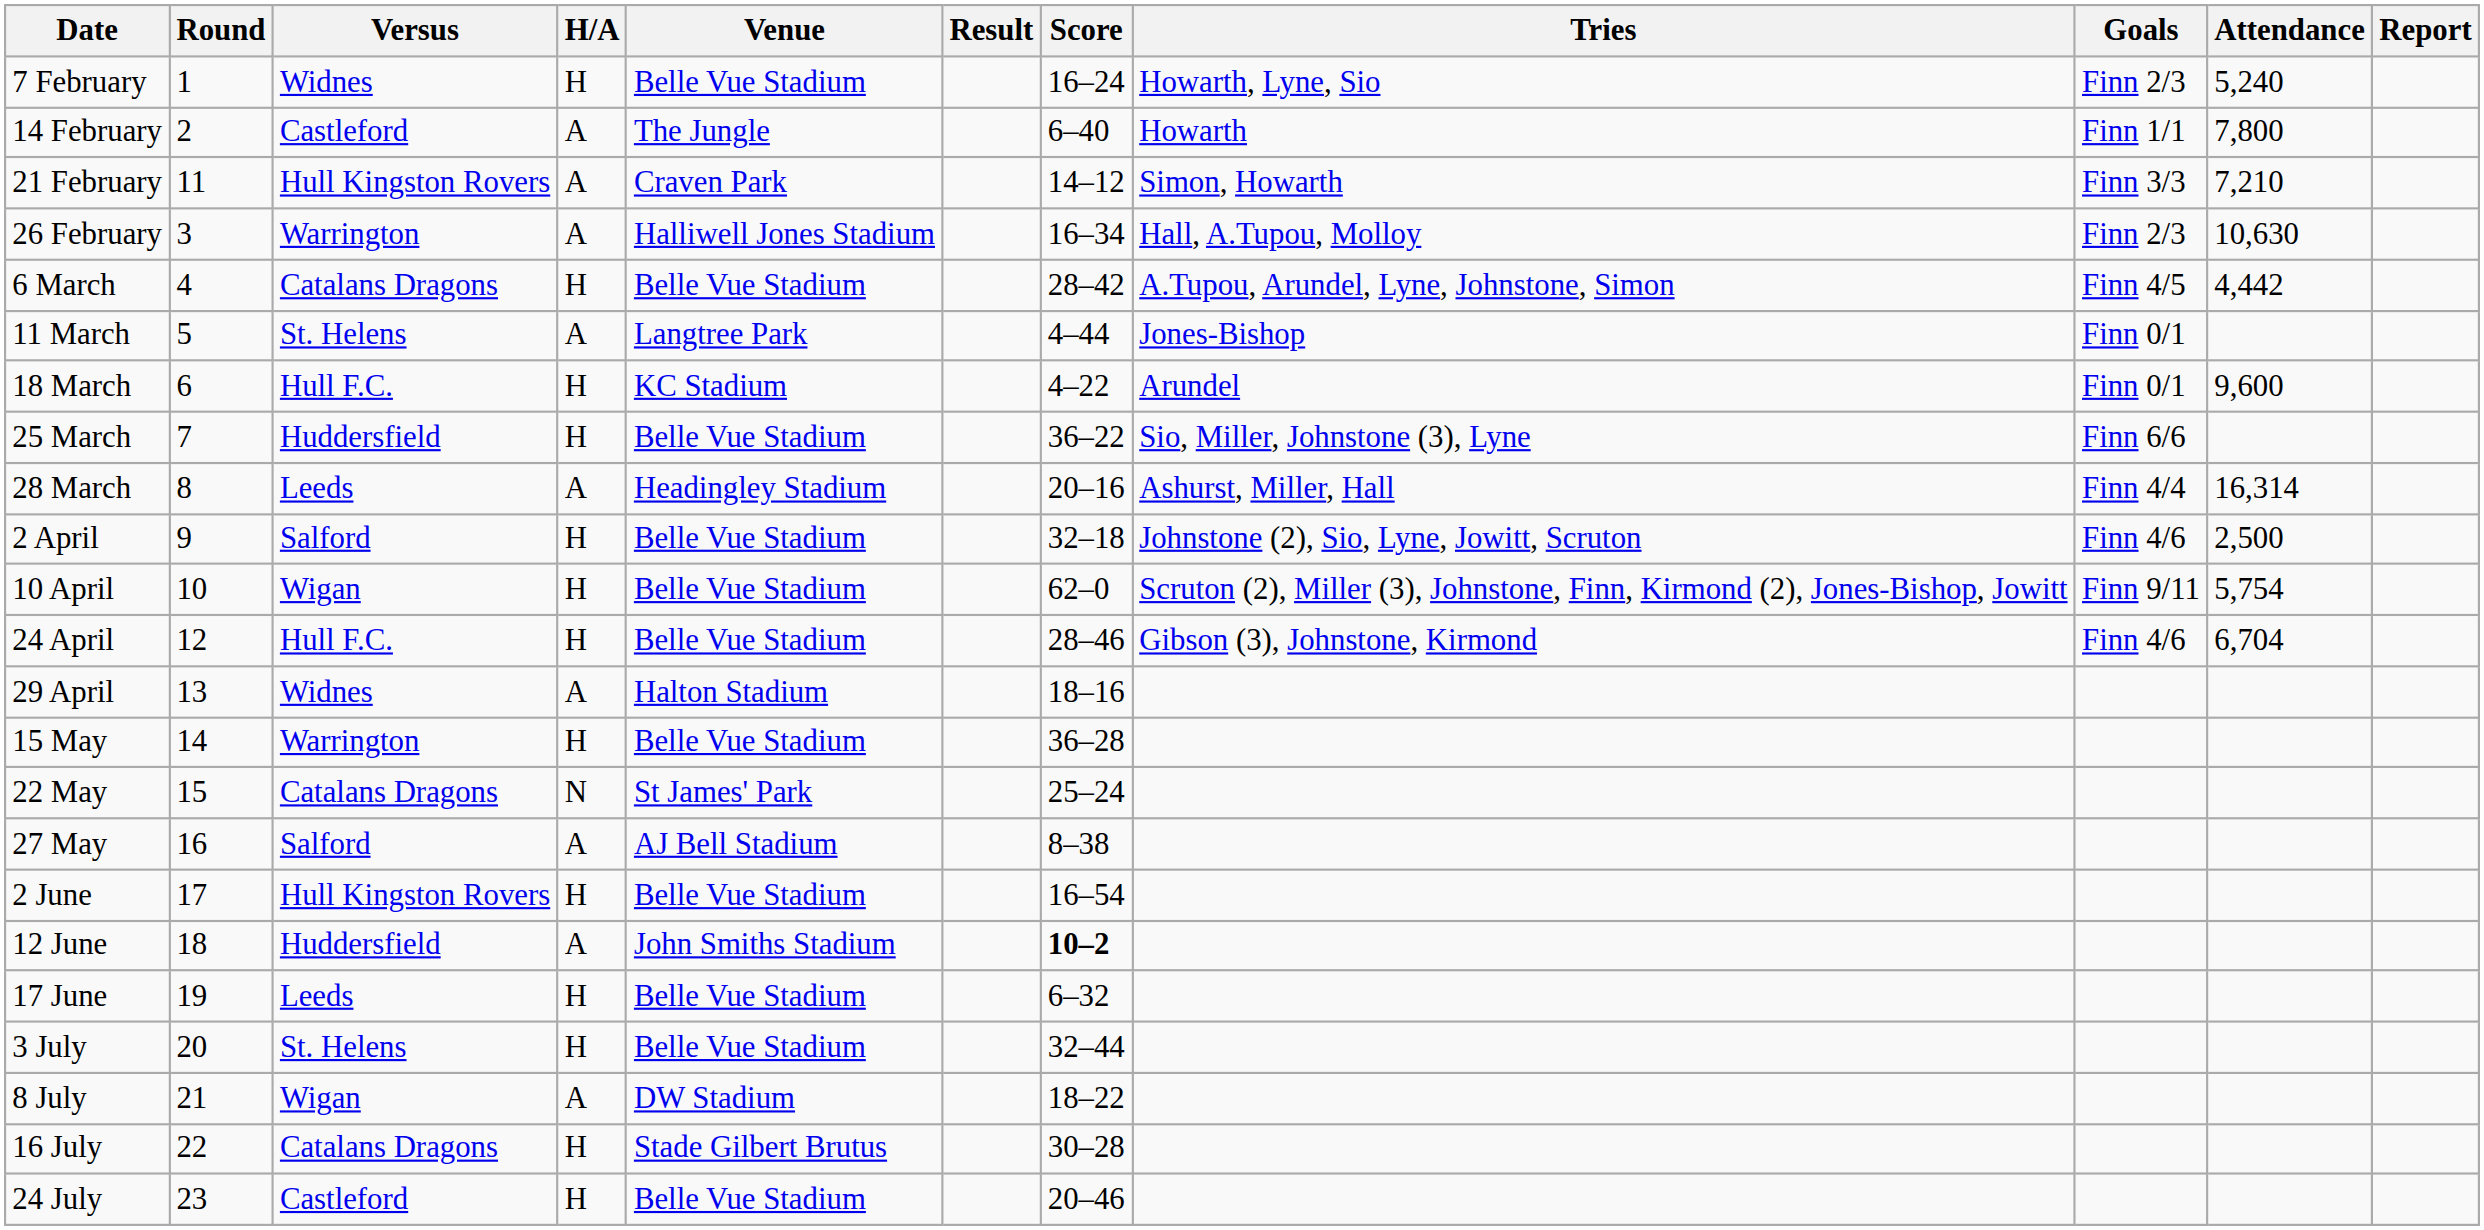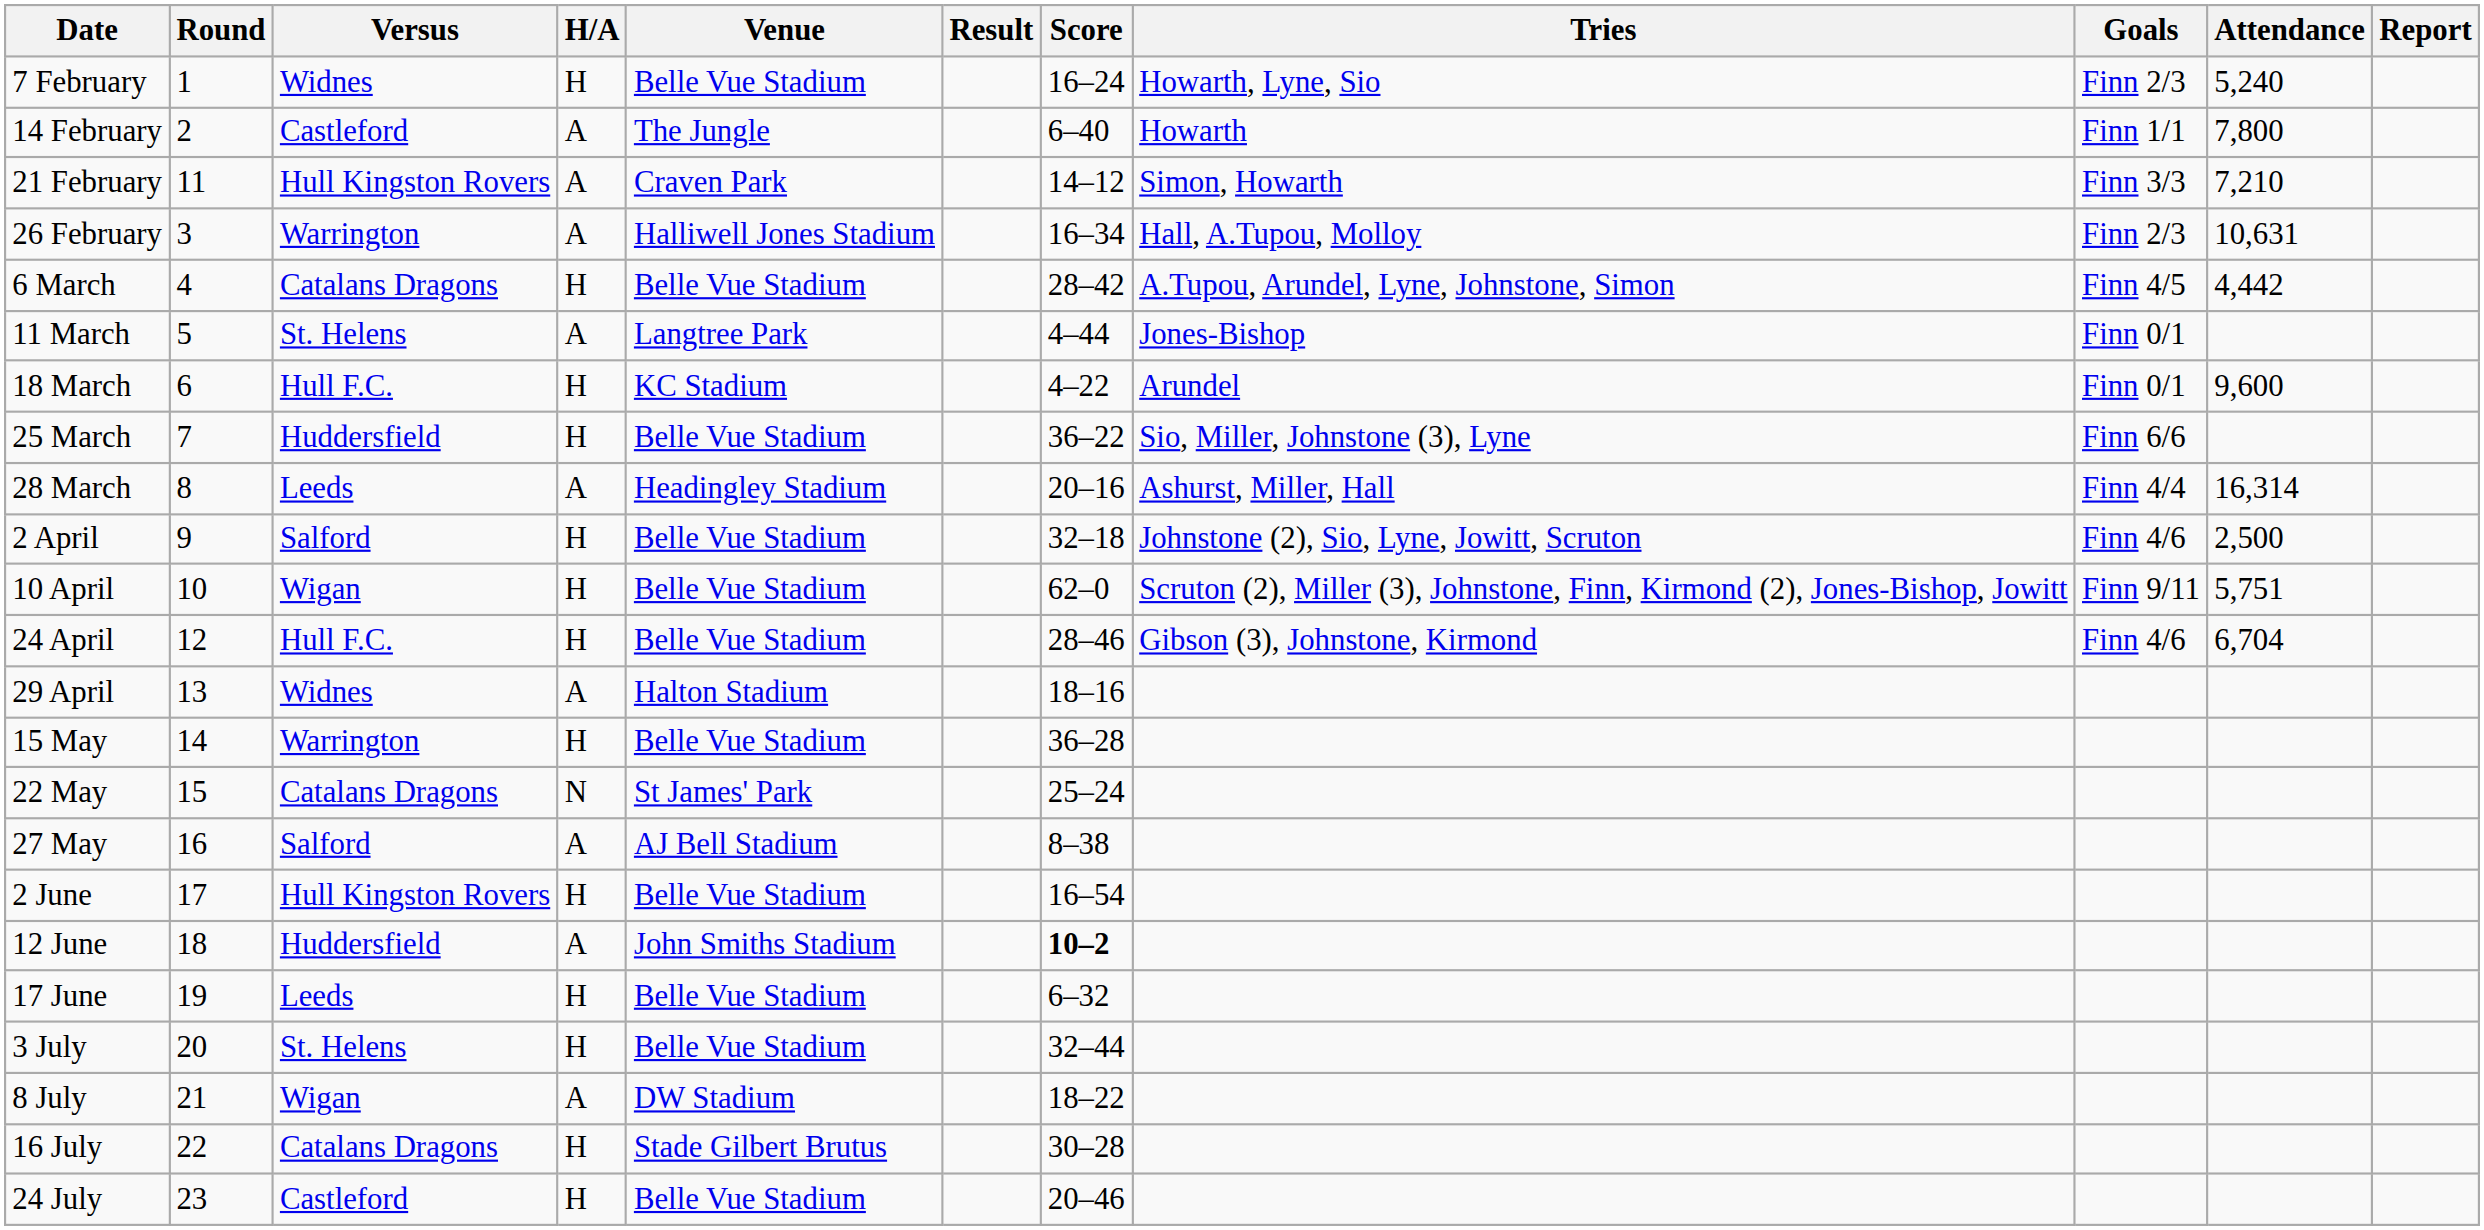(2257, 233) 10,630 -> (2257, 233) 10,631
(2249, 589) 5,754 -> (2249, 589) 5,751
